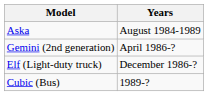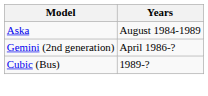- row: (54, 64)
